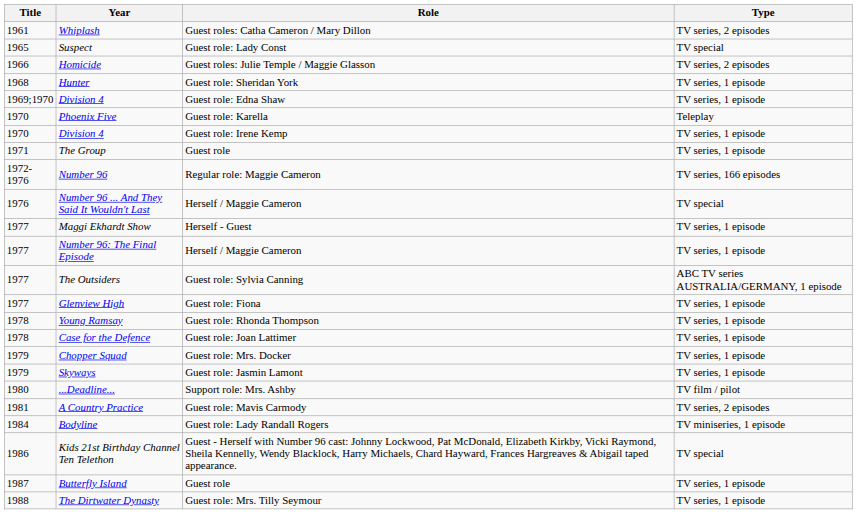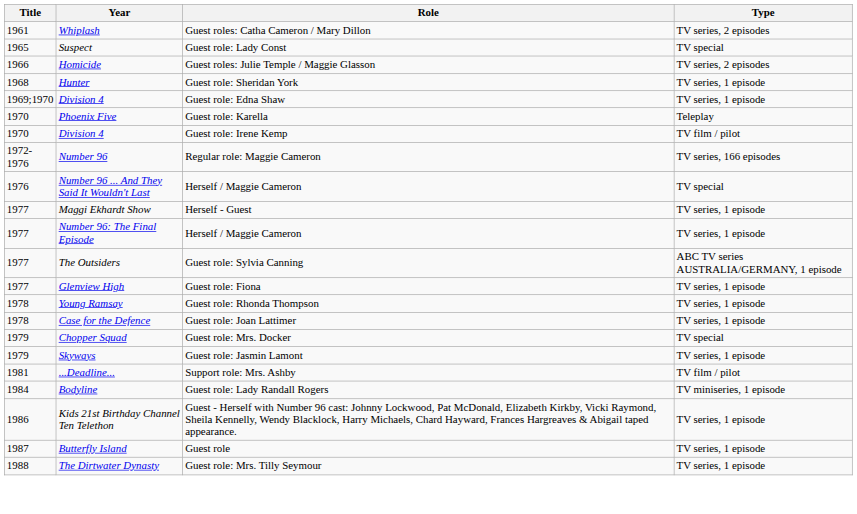(721, 133) TV series, 1 episode -> (708, 133) TV film / pilot
- row: (82, 151)
(721, 355) TV series, 1 episode -> (700, 338) TV special
(18, 389) 1980 -> (18, 372) 1981
- row: (101, 407)
(700, 453) TV special -> (721, 419) TV series, 1 episode
